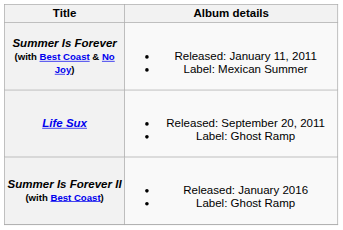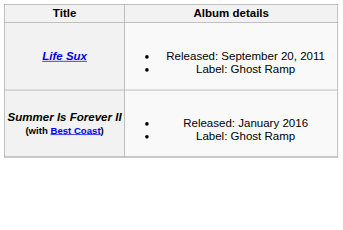- row: (65, 56)
